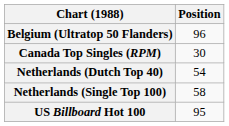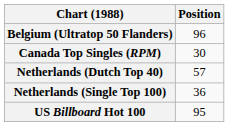(199, 72) 54 -> (199, 72) 57
(199, 92) 58 -> (199, 92) 36
